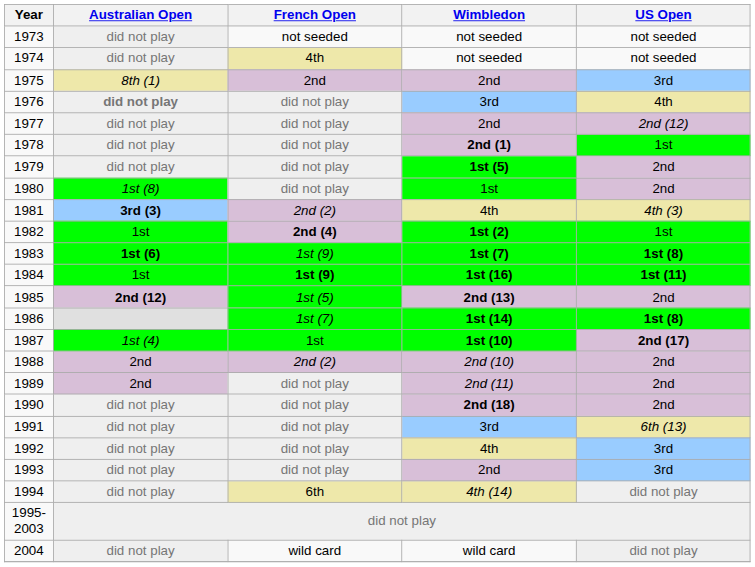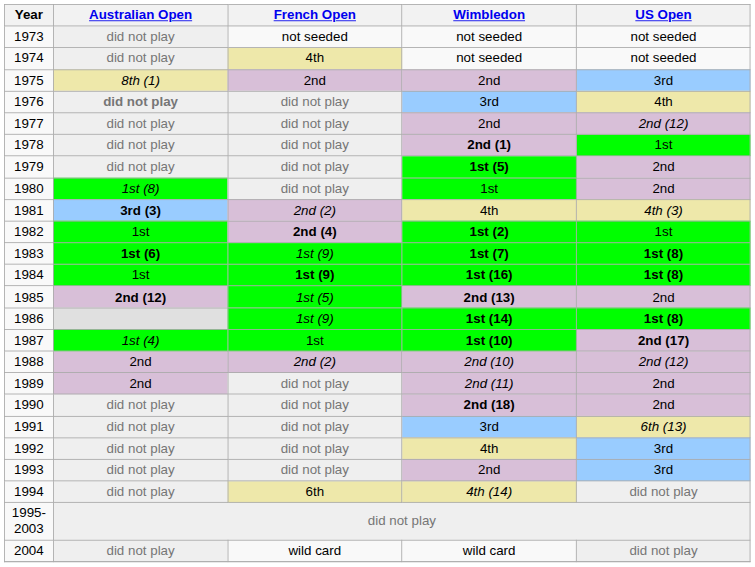(664, 274) 1st (11) -> (664, 274) 1st (8)
(315, 318) 1st (7) -> (315, 318) 1st (9)
(664, 361) 2nd -> (664, 361) 2nd (12)
